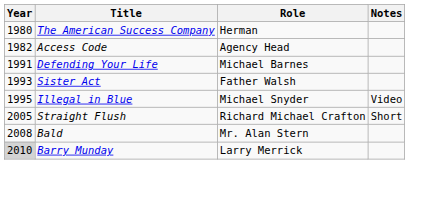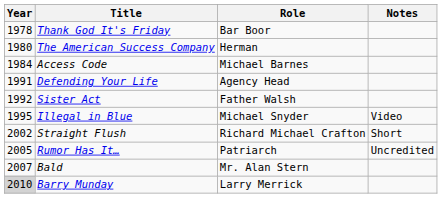+ row: (104, 30)
(20, 47) 1982 -> (20, 64) 1984
(255, 47) Agency Head -> (264, 64) Michael Barnes
(264, 64) Michael Barnes -> (255, 82) Agency Head
(20, 82) 1993 -> (20, 99) 1992
(20, 116) 2005 -> (20, 133) 2002
+ row: (78, 150)
(20, 133) 2008 -> (20, 167) 2007
